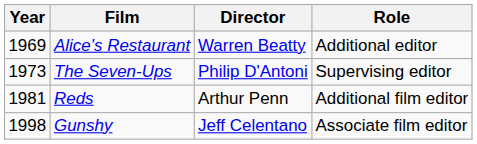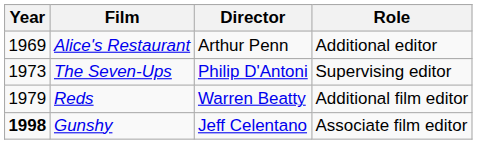(252, 44) Warren Beatty -> (243, 44) Arthur Penn
(27, 98) 1981 -> (27, 98) 1979
(243, 98) Arthur Penn -> (252, 98) Warren Beatty
(27, 125) normal -> (27, 125) bold
